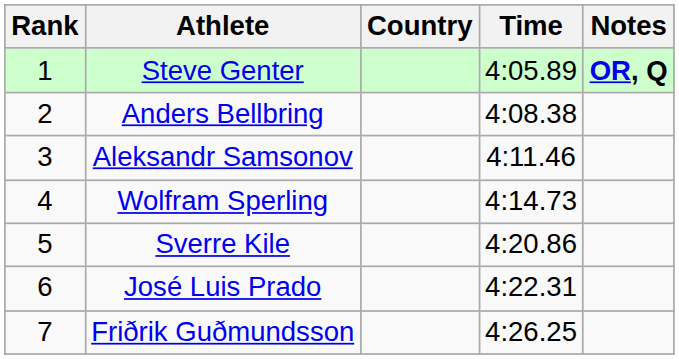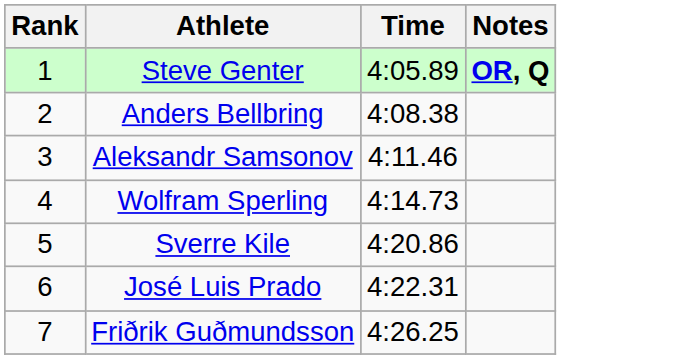- column: (420, 26)
